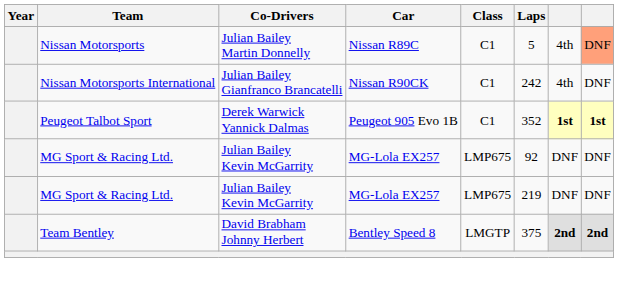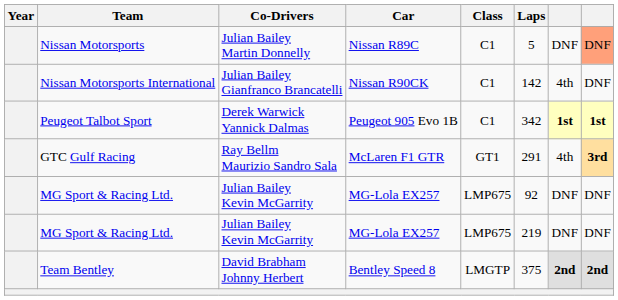(565, 45) 4th -> (565, 45) DNF
(531, 82) 242 -> (531, 82) 142
(531, 120) 352 -> (531, 120) 342
+ row: (88, 157)
